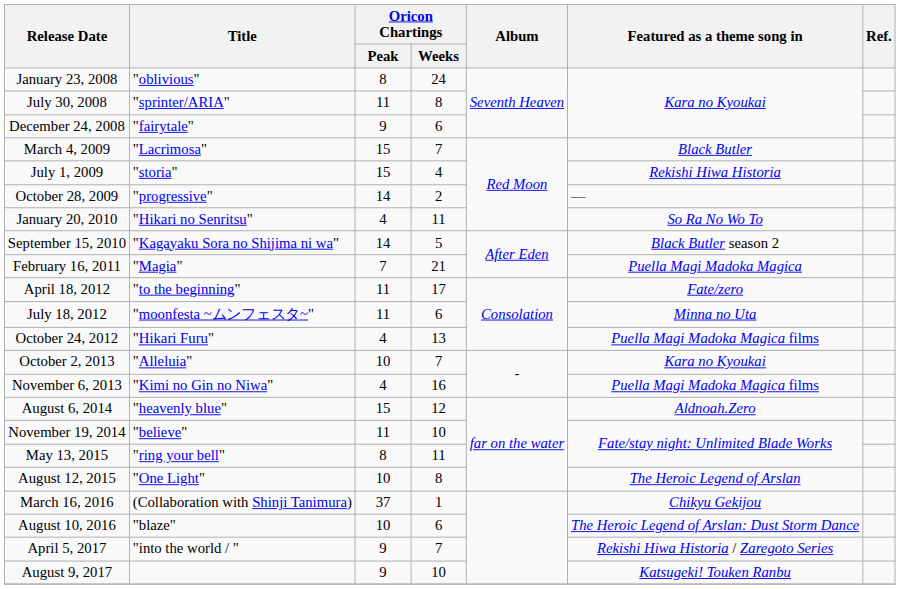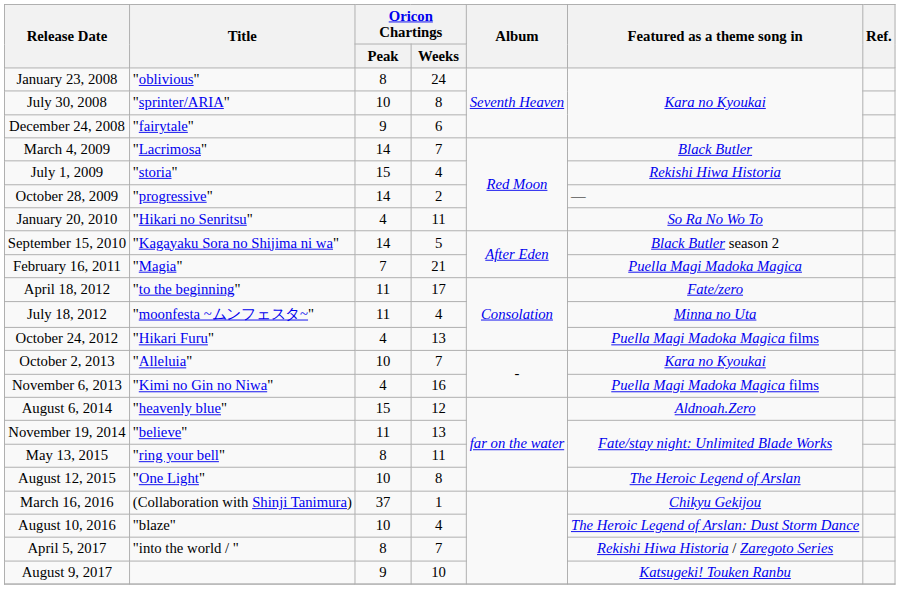(383, 102) 11 -> (383, 102) 10
(383, 149) 15 -> (383, 149) 14
(439, 314) 6 -> (439, 314) 4
(439, 432) 10 -> (439, 432) 13
(439, 525) 6 -> (439, 525) 4
(383, 549) 9 -> (383, 549) 8
